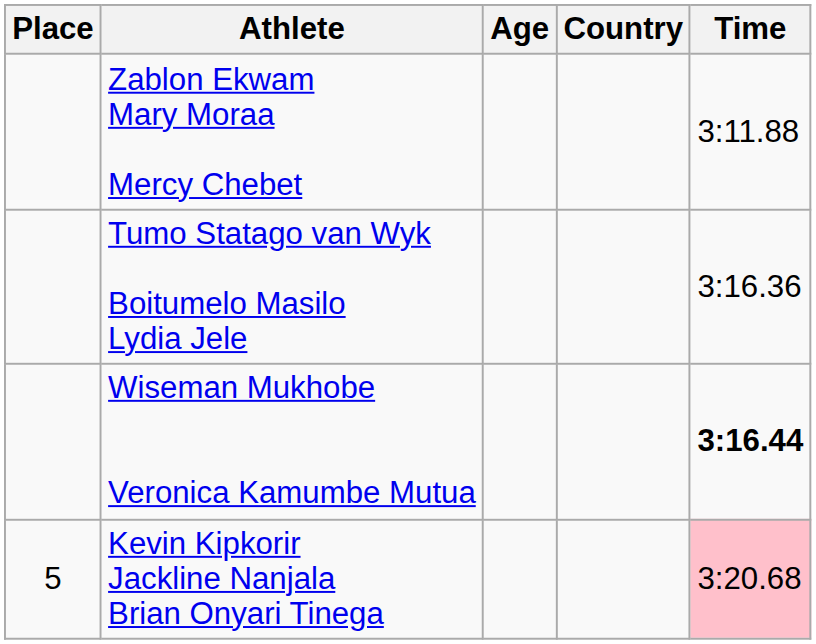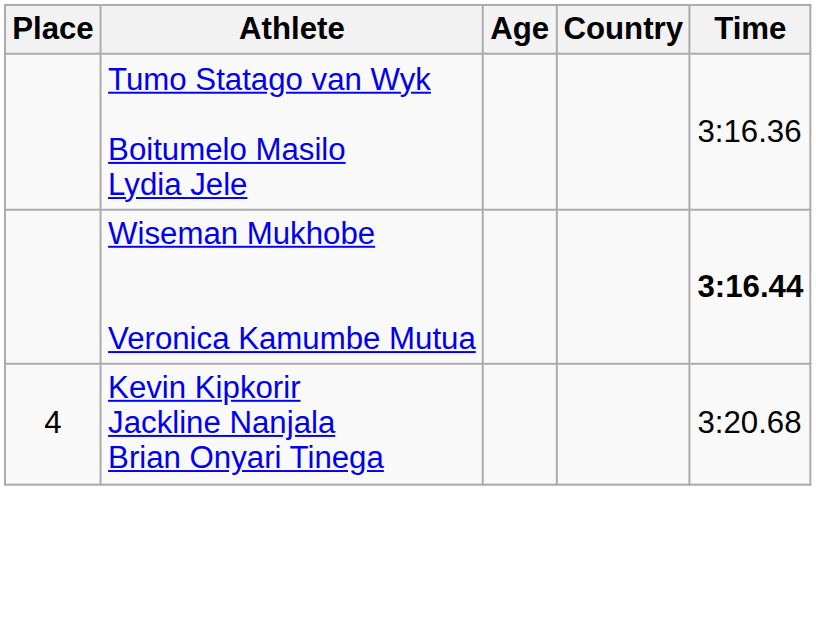- row: (211, 131)
(53, 578) 5 -> (53, 423) 4
(749, 578) pink background -> (749, 423) no background
